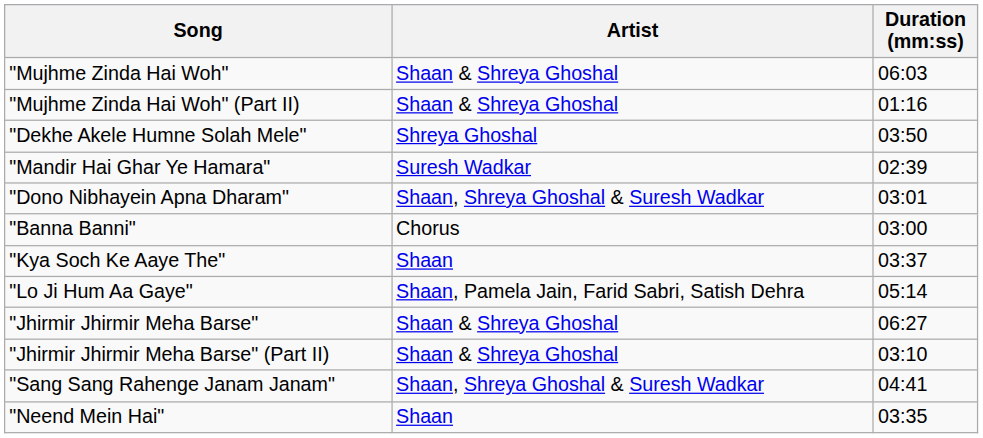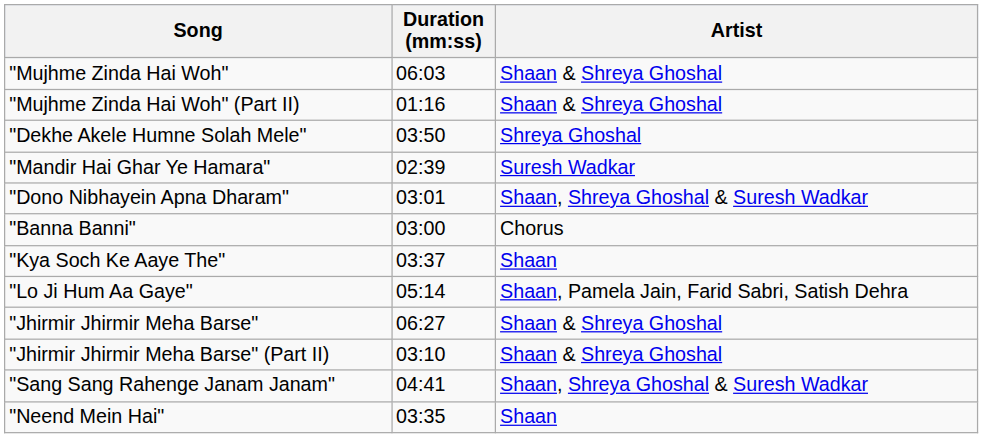columns swapped: (633, 31) <-> (926, 31)
